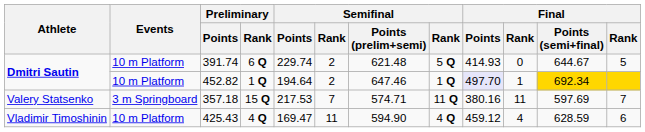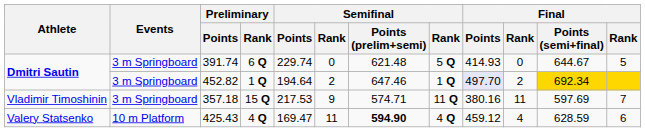(148, 63) 10 m Platform -> (155, 63) 3 m Springboard
(332, 63) 2 -> (332, 63) 0
(148, 81) 10 m Platform -> (155, 81) 3 m Springboard
(520, 81) 1 -> (520, 81) 2
(50, 99) Valery Statsenko -> (57, 99) Vladimir Timoshinin
(332, 99) 7 -> (332, 99) 9
(57, 118) Vladimir Timoshinin -> (50, 118) Valery Statsenko
(389, 118) normal -> (389, 118) bold
